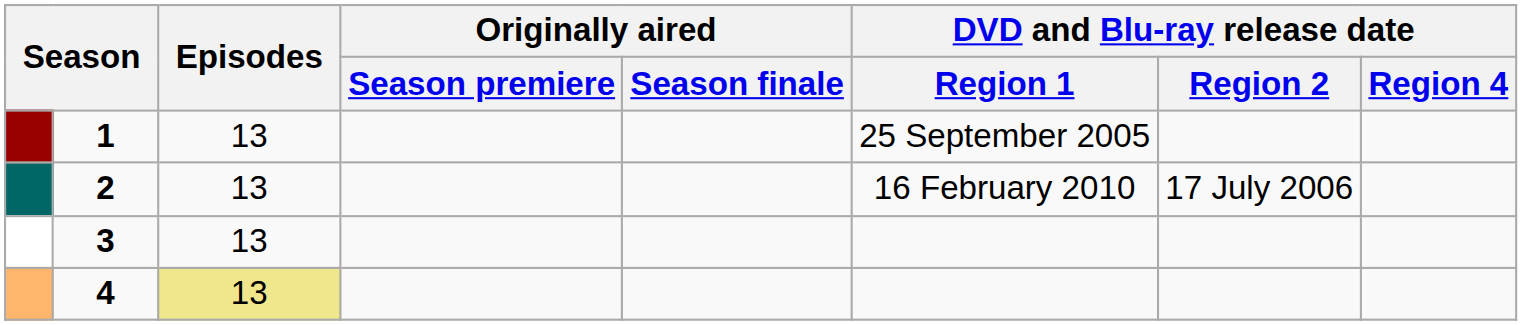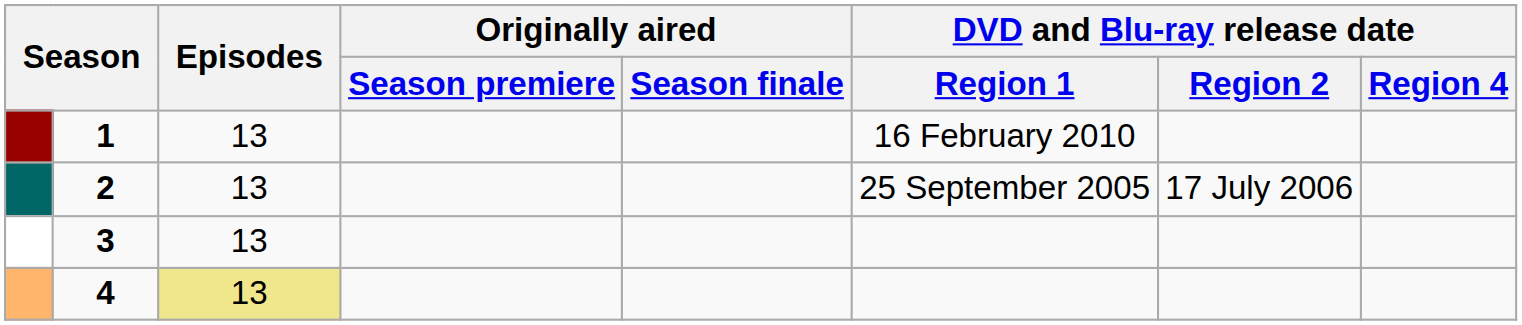(1005, 135) 25 September 2005 -> (1005, 135) 16 February 2010
(1005, 188) 16 February 2010 -> (1005, 188) 25 September 2005
